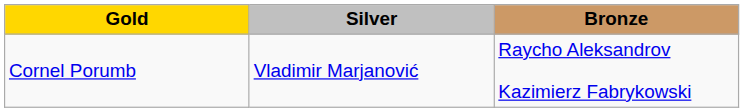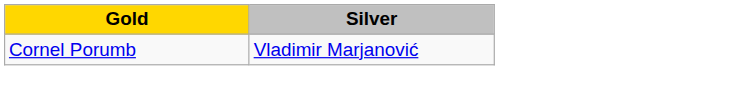- column: (616, 19)
